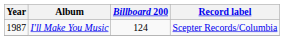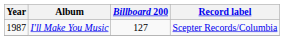(140, 27) 124 -> (140, 27) 127
